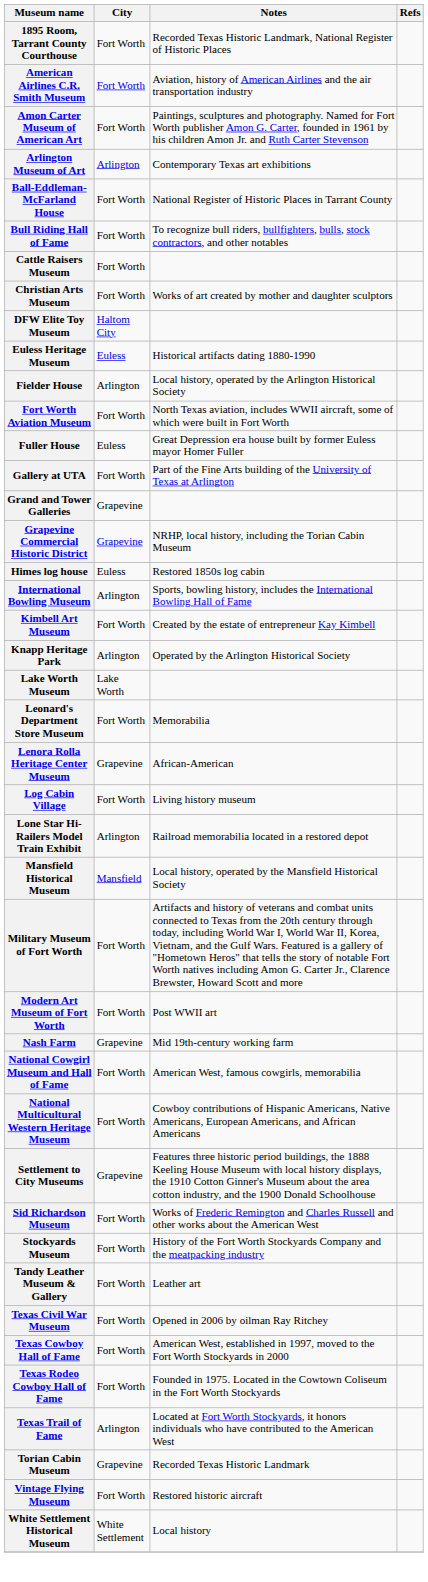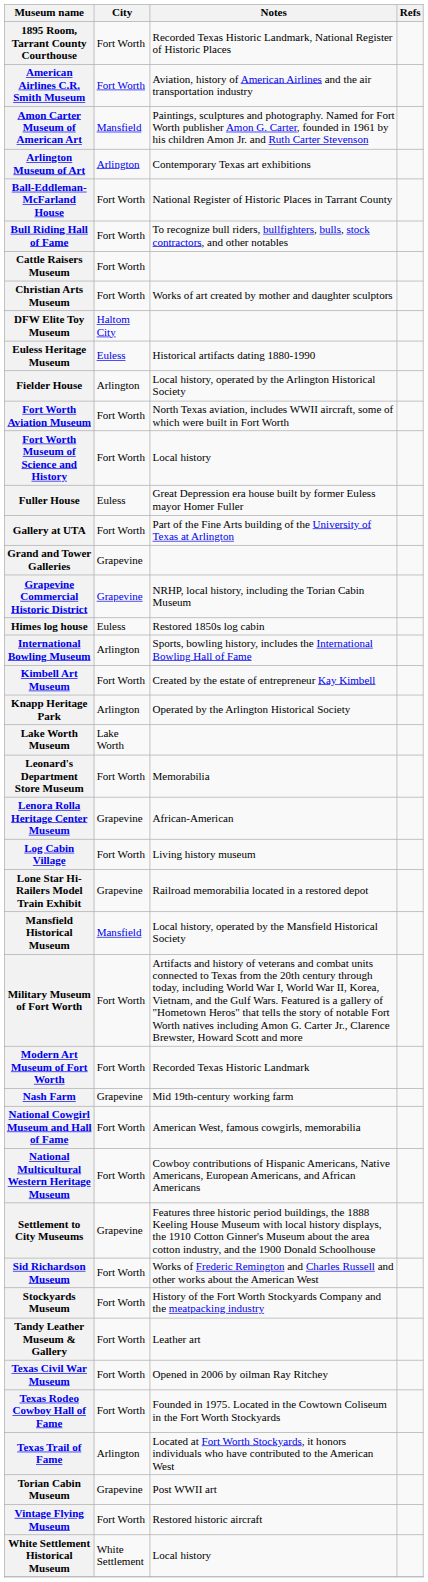(121, 127) Fort Worth -> (119, 127) Mansfield
+ row: (49, 458)
(118, 835) Arlington -> (120, 890) Grapevine
(185, 1012) Post WWII art -> (231, 1067) Recorded Texas Historic Landmark
- row: (49, 1350)
(231, 1465) Recorded Texas Historic Landmark -> (185, 1489) Post WWII art
